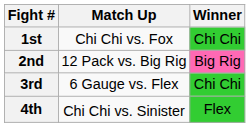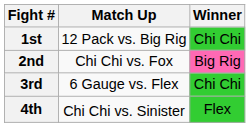(124, 38) Chi Chi vs. Fox -> (124, 38) 12 Pack vs. Big Rig
(124, 61) 12 Pack vs. Big Rig -> (124, 61) Chi Chi vs. Fox
